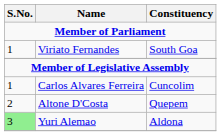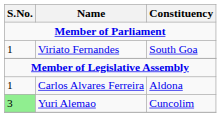(172, 85) Cuncolim -> (166, 85) Aldona
- row: (73, 103)
(166, 121) Aldona -> (172, 103) Cuncolim
